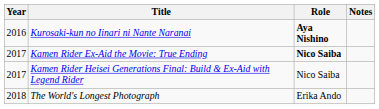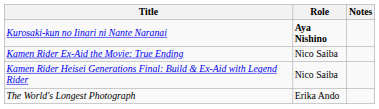- column: (16, 12)
(319, 54) bold -> (316, 54) normal
